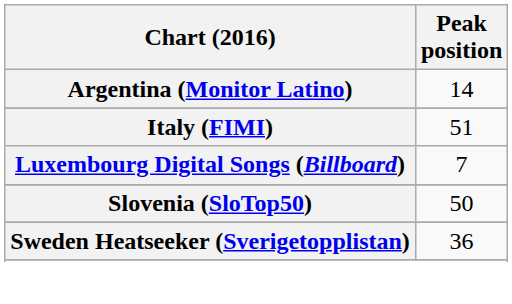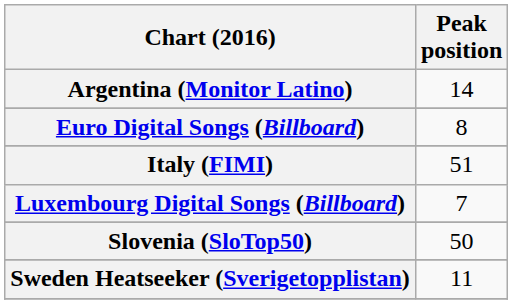+ row: (210, 126)
(462, 240) 36 -> (462, 278) 11
